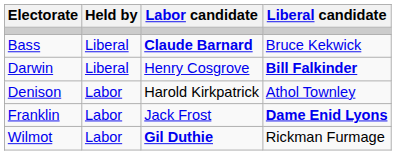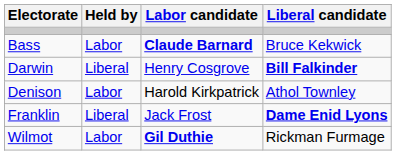(107, 45) Liberal -> (104, 45) Labor
(104, 115) Labor -> (107, 115) Liberal
